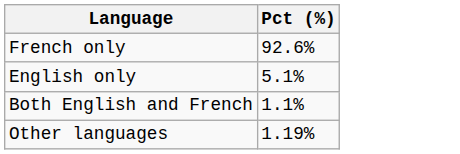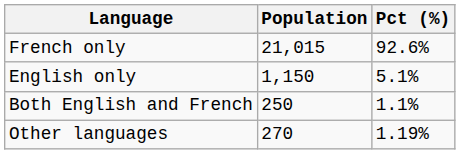+ column: (314, 19)
